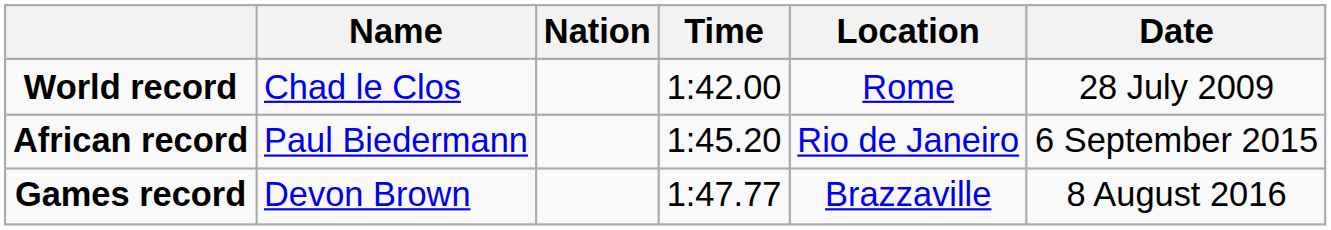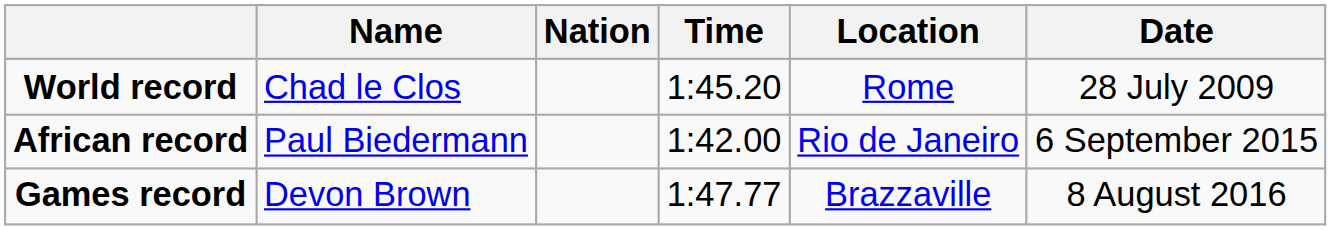(724, 86) 1:42.00 -> (724, 86) 1:45.20
(724, 140) 1:45.20 -> (724, 140) 1:42.00
